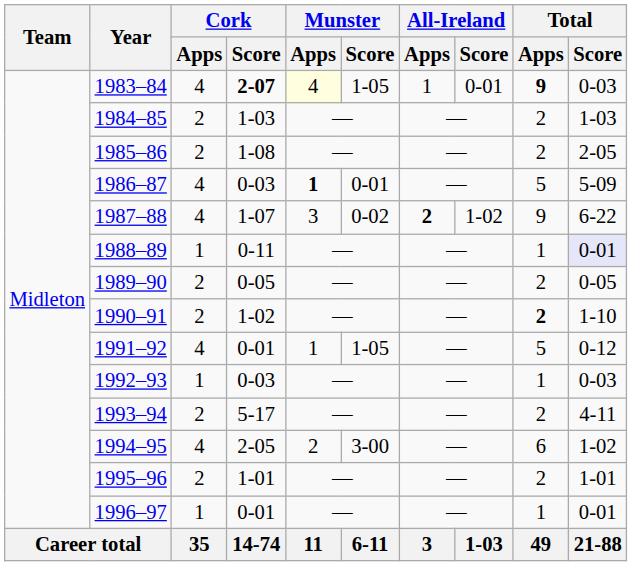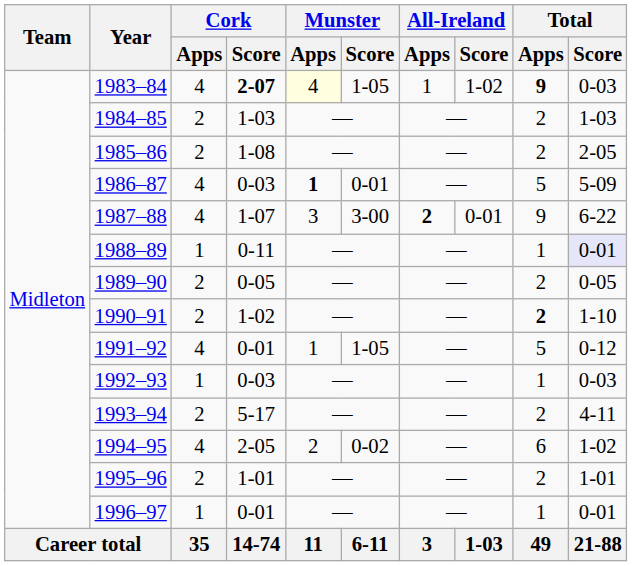(484, 86) 0-01 -> (484, 86) 1-02
(370, 217) 0-02 -> (370, 217) 3-00
(484, 217) 1-02 -> (484, 217) 0-01
(370, 446) 3-00 -> (370, 446) 0-02
